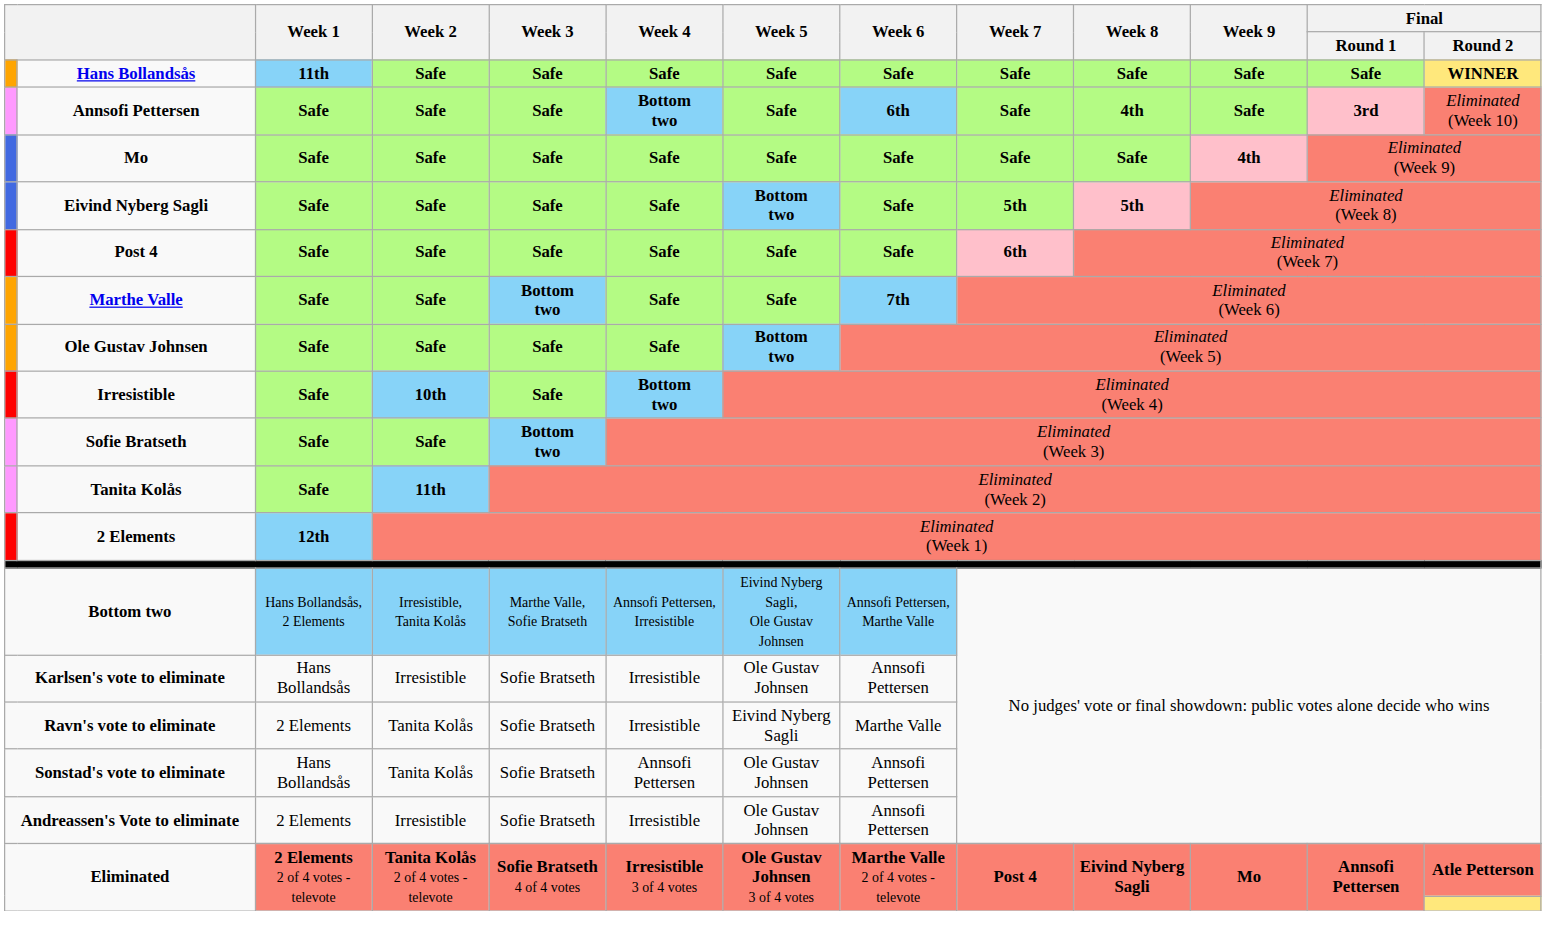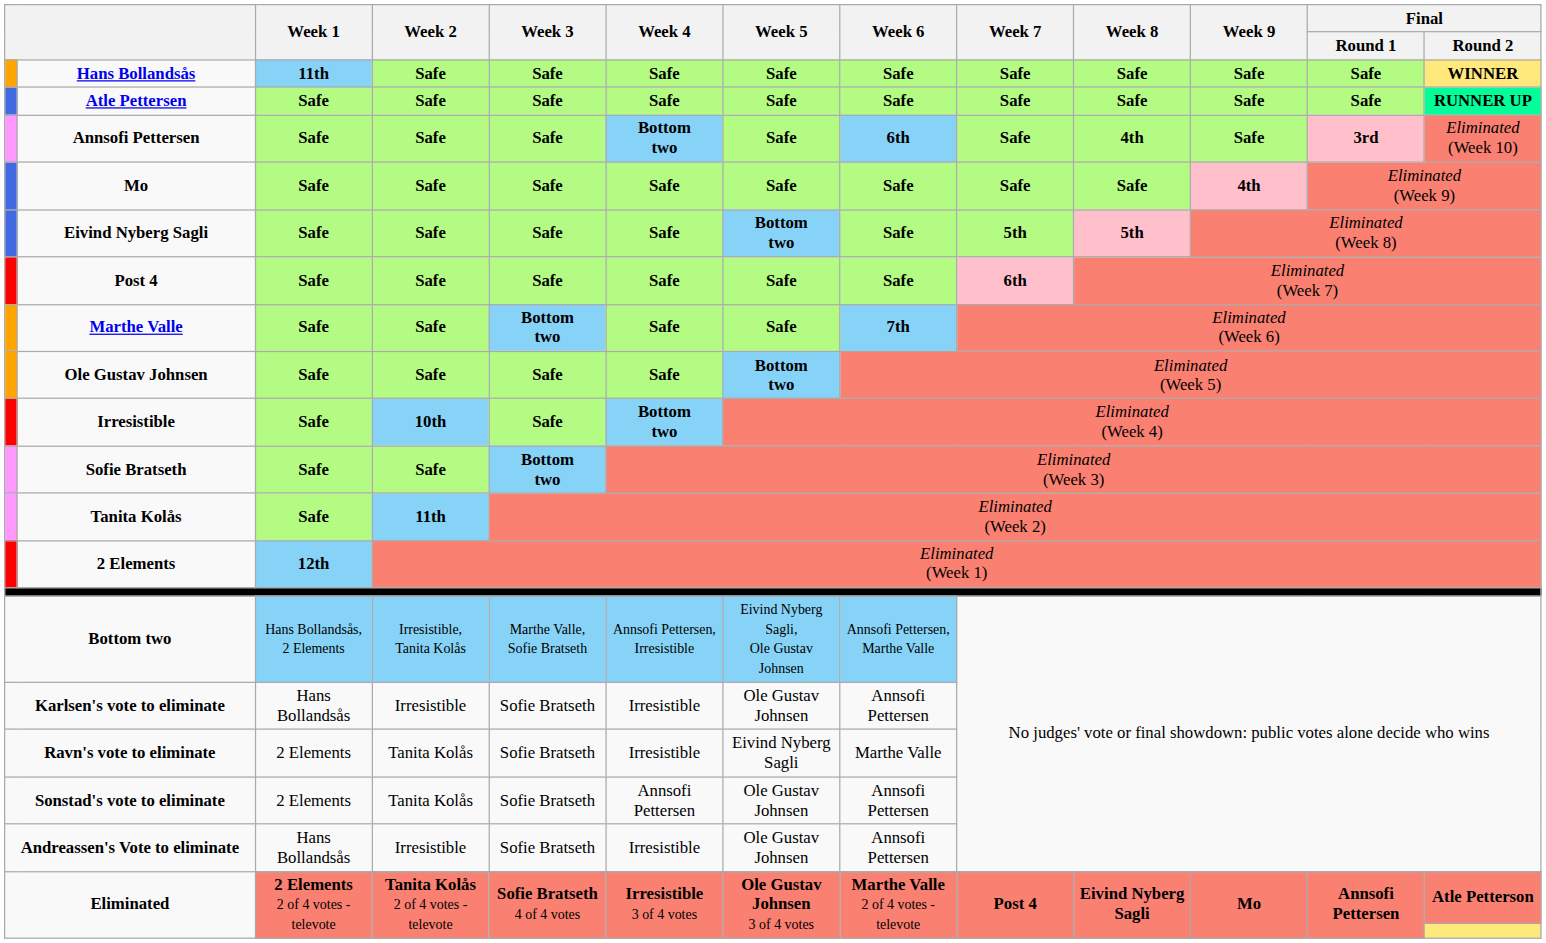+ row: (136, 100)
(314, 772) Hans Bollandsås -> (314, 800) 2 Elements
(314, 819) 2 Elements -> (314, 847) Hans Bollandsås
